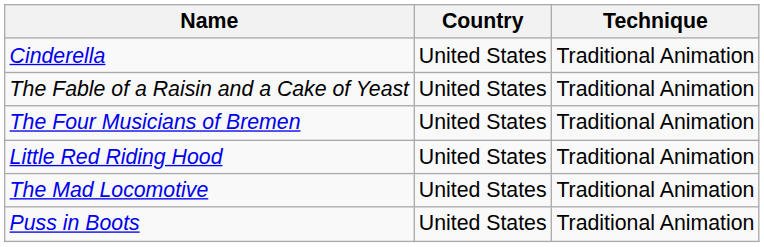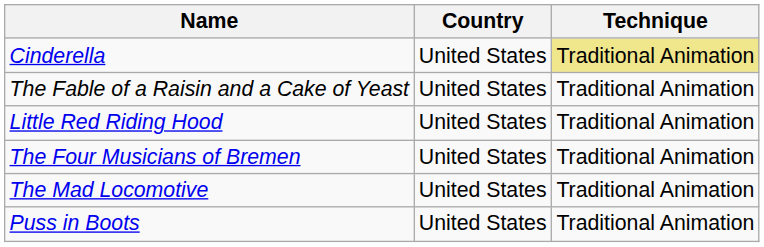(655, 55) no background -> (655, 55) khaki background
rows swapped: (155, 122) <-> (116, 156)
